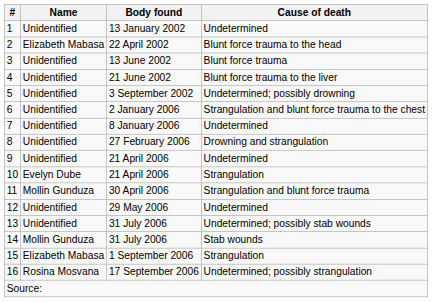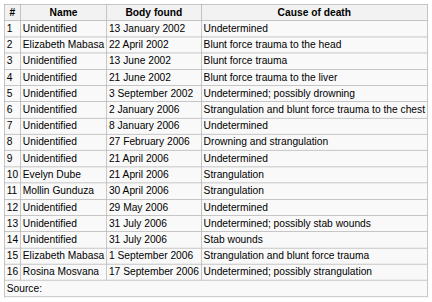(286, 191) Strangulation and blunt force trauma -> (234, 191) Strangulation
(58, 239) Mollin Gunduza -> (50, 239) Unidentified
(234, 256) Strangulation -> (286, 256) Strangulation and blunt force trauma
